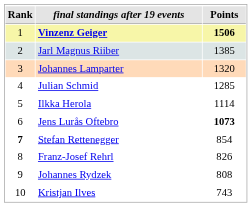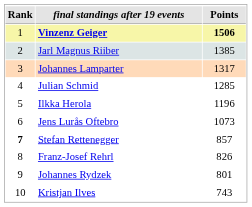(224, 68) 1320 -> (224, 68) 1317
(224, 104) 1114 -> (224, 104) 1196
(224, 121) bold -> (224, 121) normal
(224, 139) 854 -> (224, 139) 857
(224, 175) 808 -> (224, 175) 801
